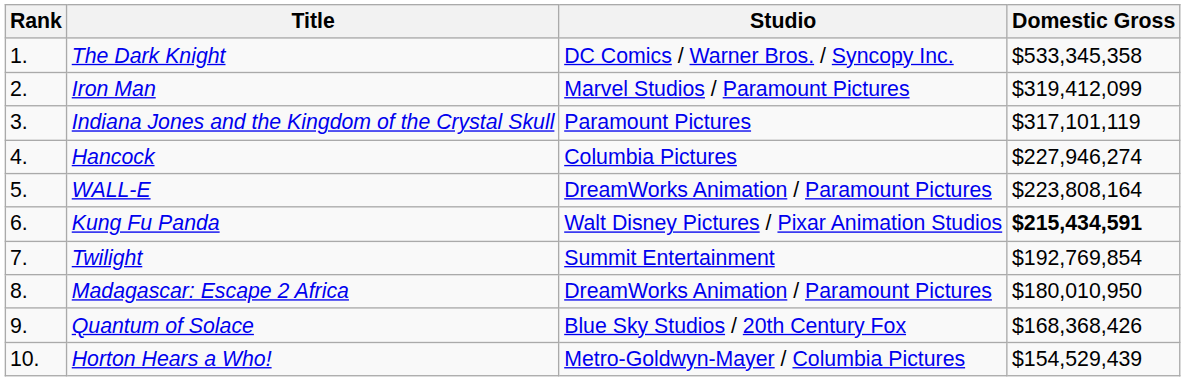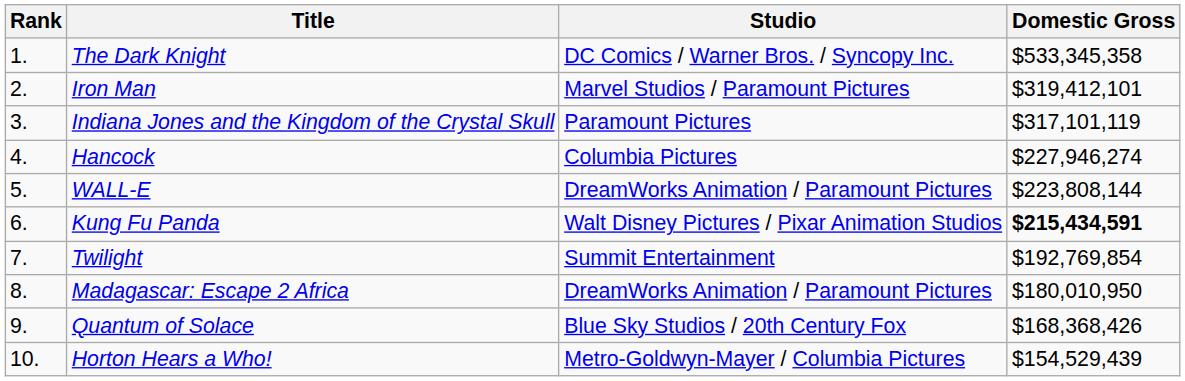(1077, 88) $319,412,099 -> (1077, 88) $319,412,101
(1077, 190) $223,808,164 -> (1077, 190) $223,808,144
